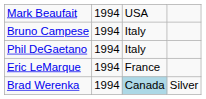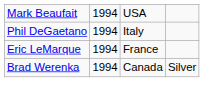- row: (48, 31)
(145, 85) lightblue background -> (143, 67) no background
